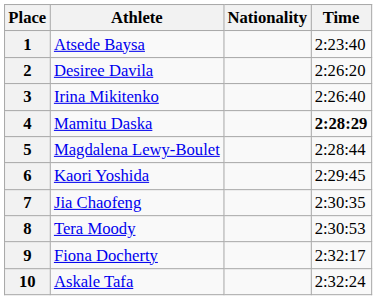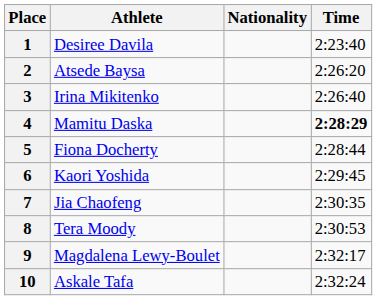(99, 44) Atsede Baysa -> (104, 44) Desiree Davila
(104, 70) Desiree Davila -> (99, 70) Atsede Baysa
(137, 149) Magdalena Lewy-Boulet -> (106, 149) Fiona Docherty
(106, 255) Fiona Docherty -> (137, 255) Magdalena Lewy-Boulet
